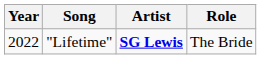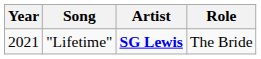(24, 41) 2022 -> (24, 41) 2021
